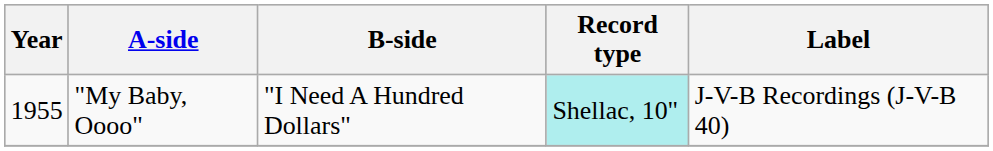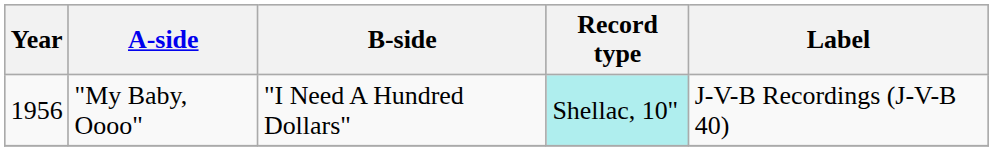(37, 109) 1955 -> (37, 109) 1956
